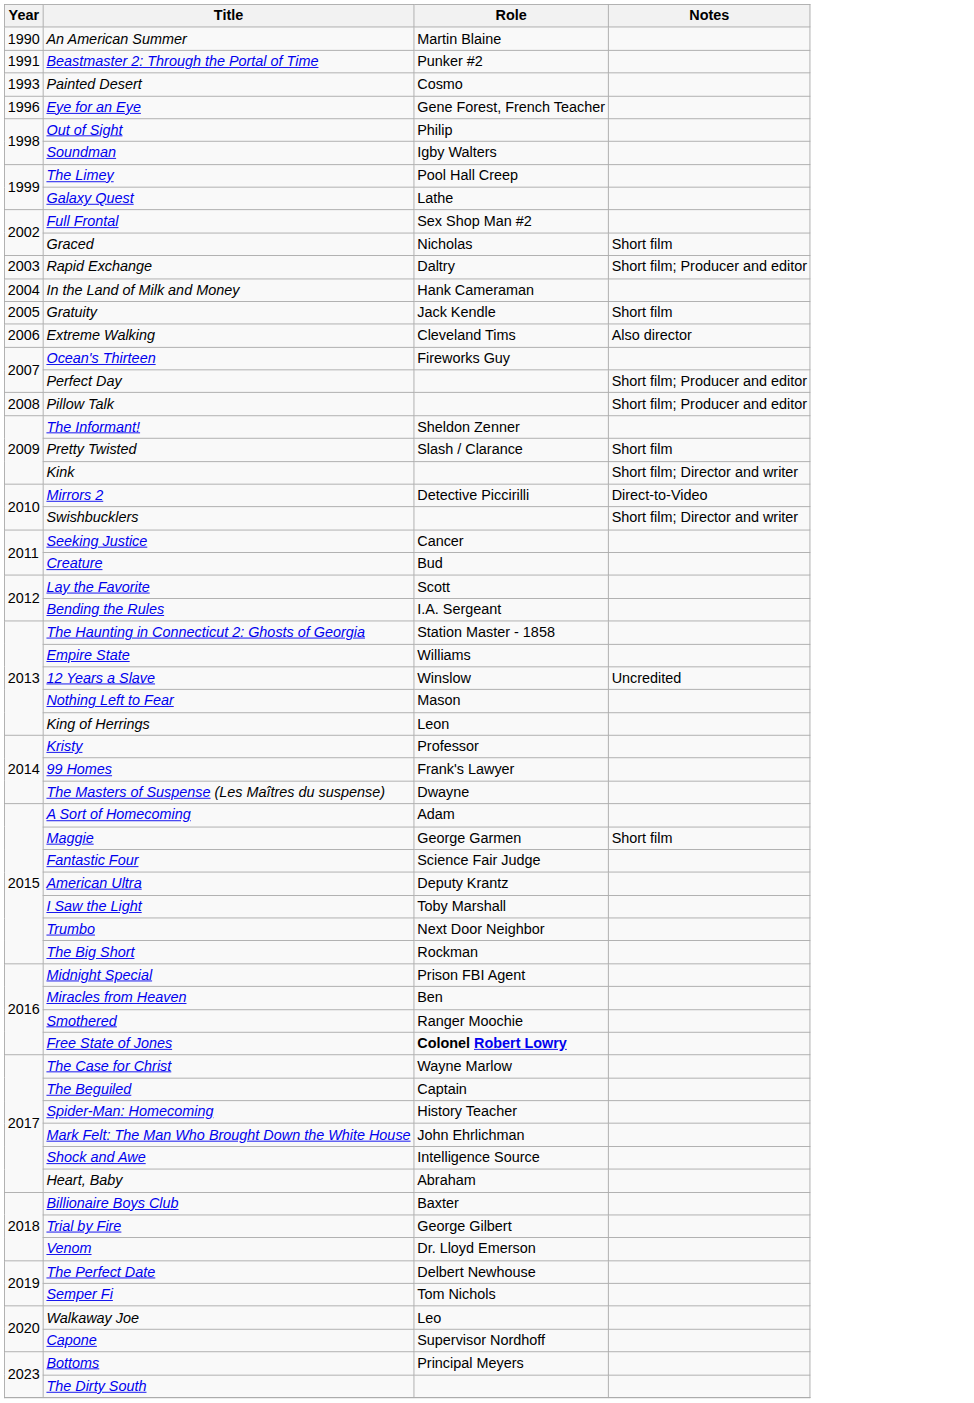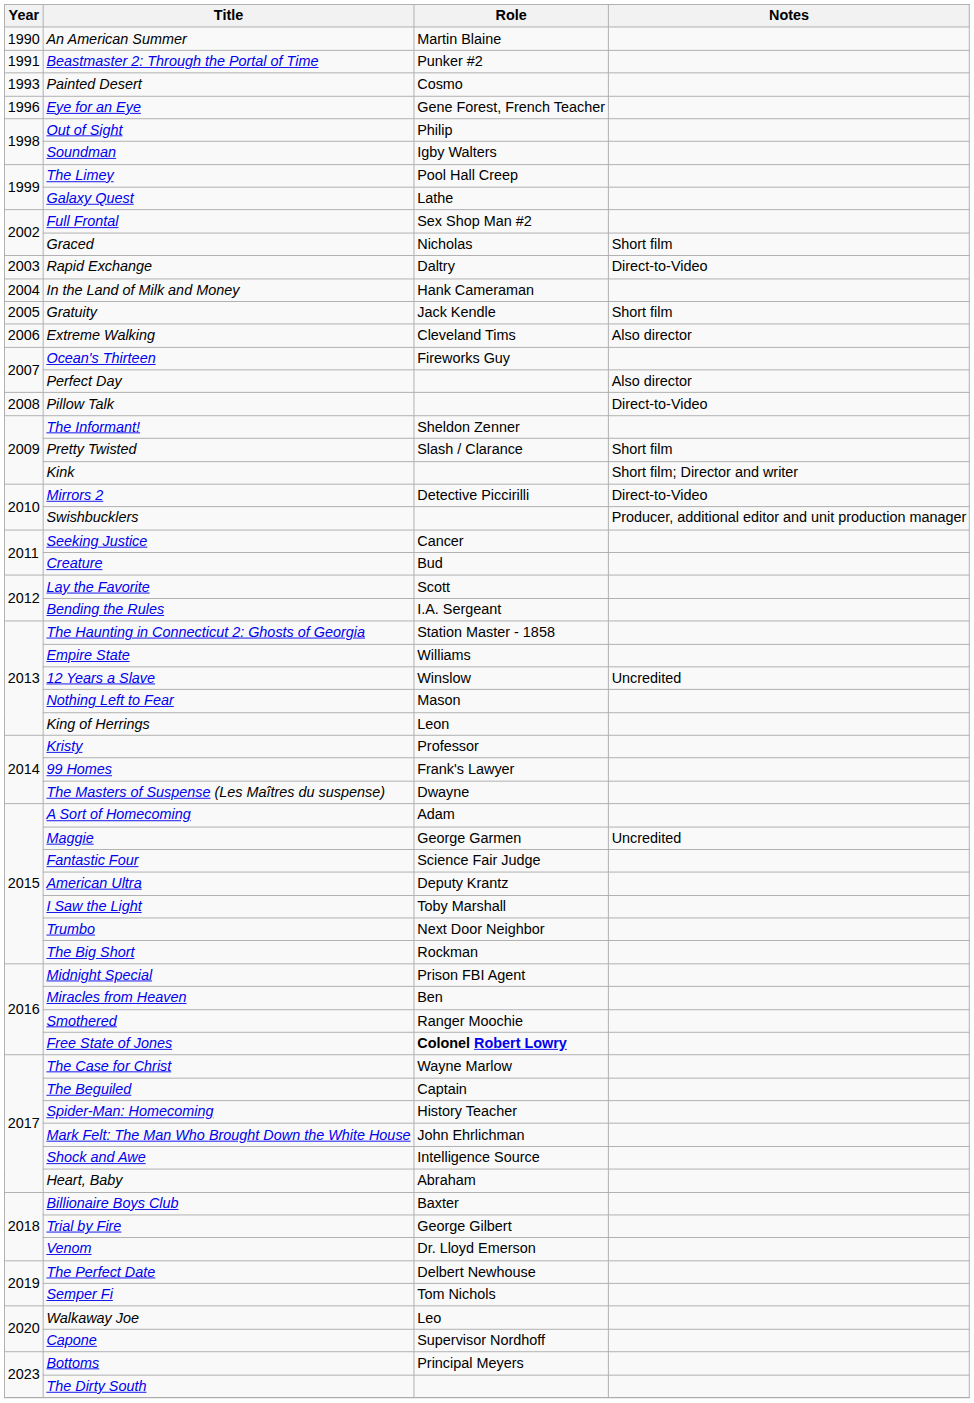(709, 267) Short film; Producer and editor -> (660, 267) Direct-to-Video
(709, 381) Short film; Producer and editor -> (652, 381) Also director
(709, 404) Short film; Producer and editor -> (660, 404) Direct-to-Video
(705, 518) Short film; Director and writer -> (789, 518) Producer, additional editor and unit production manager
(642, 838) Short film -> (647, 838) Uncredited
